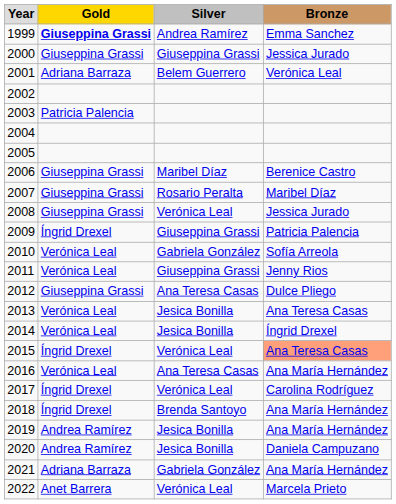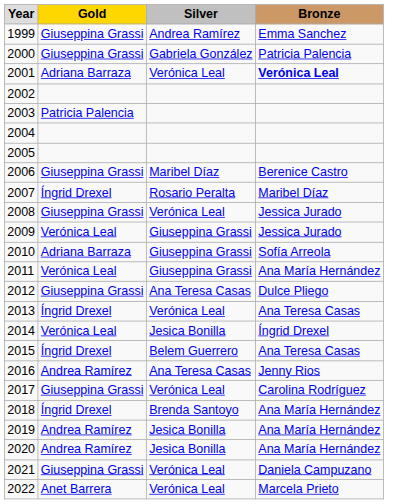(96, 34) bold -> (92, 34) normal
(208, 53) Giuseppina Grassi -> (201, 53) Gabriela González
(308, 53) Jessica Jurado -> (305, 53) Patricia Palencia
(201, 73) Belem Guerrero -> (187, 73) Verónica Leal
(304, 73) normal -> (299, 73) bold
(92, 192) Giuseppina Grassi -> (76, 192) Íngrid Drexel
(76, 232) Íngrid Drexel -> (79, 232) Verónica Leal
(312, 232) Patricia Palencia -> (300, 232) Jessica Jurado
(79, 251) Verónica Leal -> (86, 251) Adriana Barraza
(209, 251) Gabriela González -> (201, 251) Giuseppina Grassi
(297, 271) Jenny Rios -> (319, 271) Ana María Hernández
(79, 311) Verónica Leal -> (76, 311) Íngrid Drexel
(195, 311) Jesica Bonilla -> (187, 311) Verónica Leal
(195, 350) Verónica Leal -> (194, 350) Belem Guerrero
(317, 350) lightsalmon background -> (309, 350) no background
(79, 370) Verónica Leal -> (86, 370) Andrea Ramírez
(327, 370) Ana María Hernández -> (289, 370) Jenny Rios
(76, 390) Íngrid Drexel -> (92, 390) Giuseppina Grassi
(322, 449) Daniela Campuzano -> (319, 449) Ana María Hernández
(86, 469) Adriana Barraza -> (92, 469) Giuseppina Grassi
(209, 469) Gabriela González -> (187, 469) Verónica Leal
(327, 469) Ana María Hernández -> (315, 469) Daniela Campuzano
